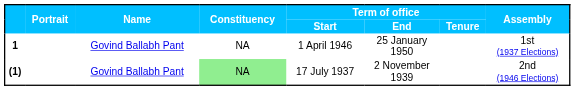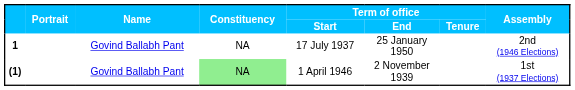(325, 46) 1 April 1946 -> (325, 46) 17 July 1937
(527, 46) 1st (1937 Elections) -> (527, 46) 2nd (1946 Elections)
(325, 72) 17 July 1937 -> (325, 72) 1 April 1946
(527, 72) 2nd (1946 Elections) -> (527, 72) 1st (1937 Elections)
